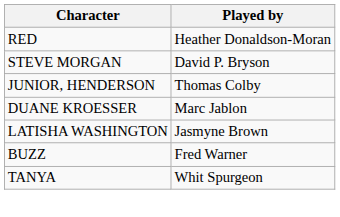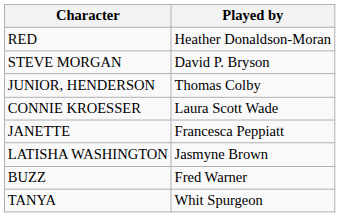+ row: (74, 108)
- row: (72, 108)
+ row: (39, 131)
